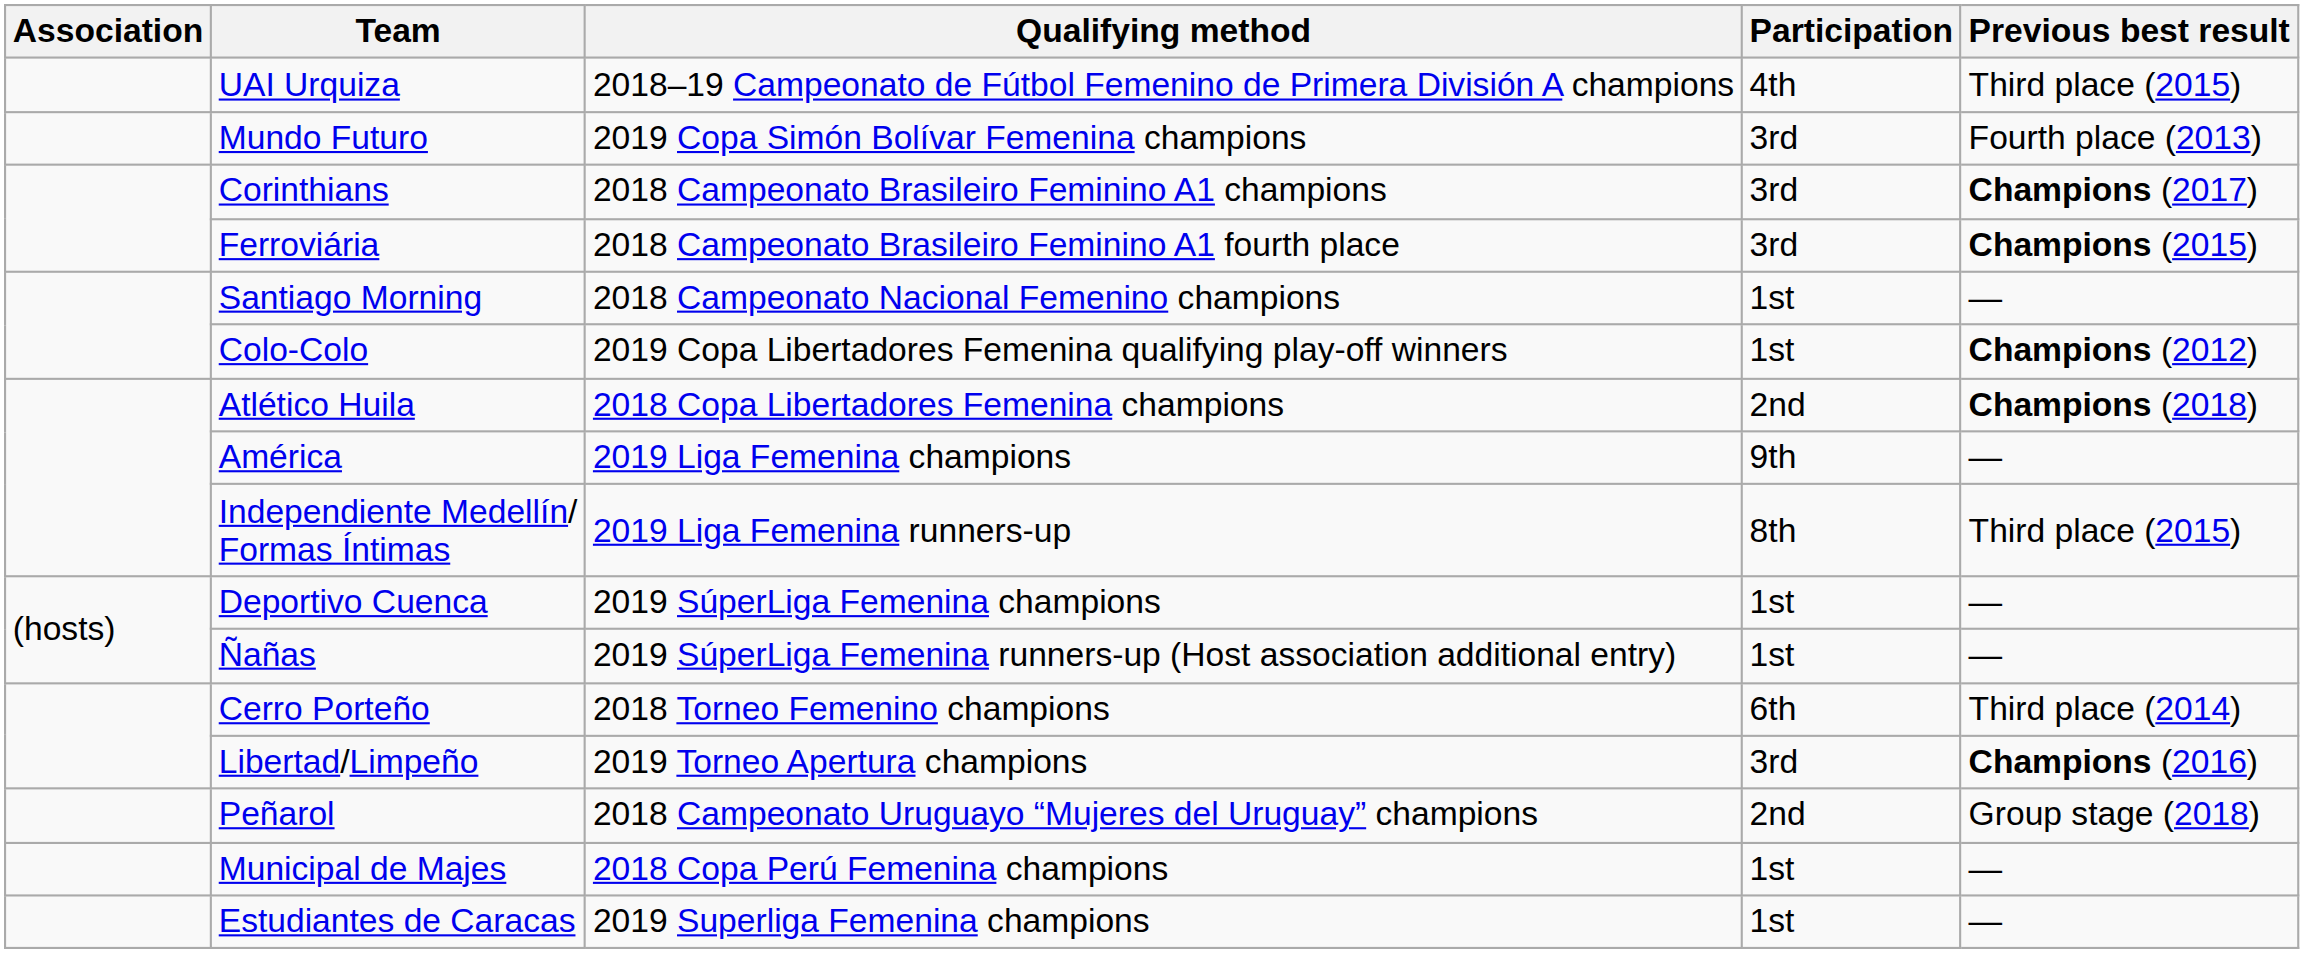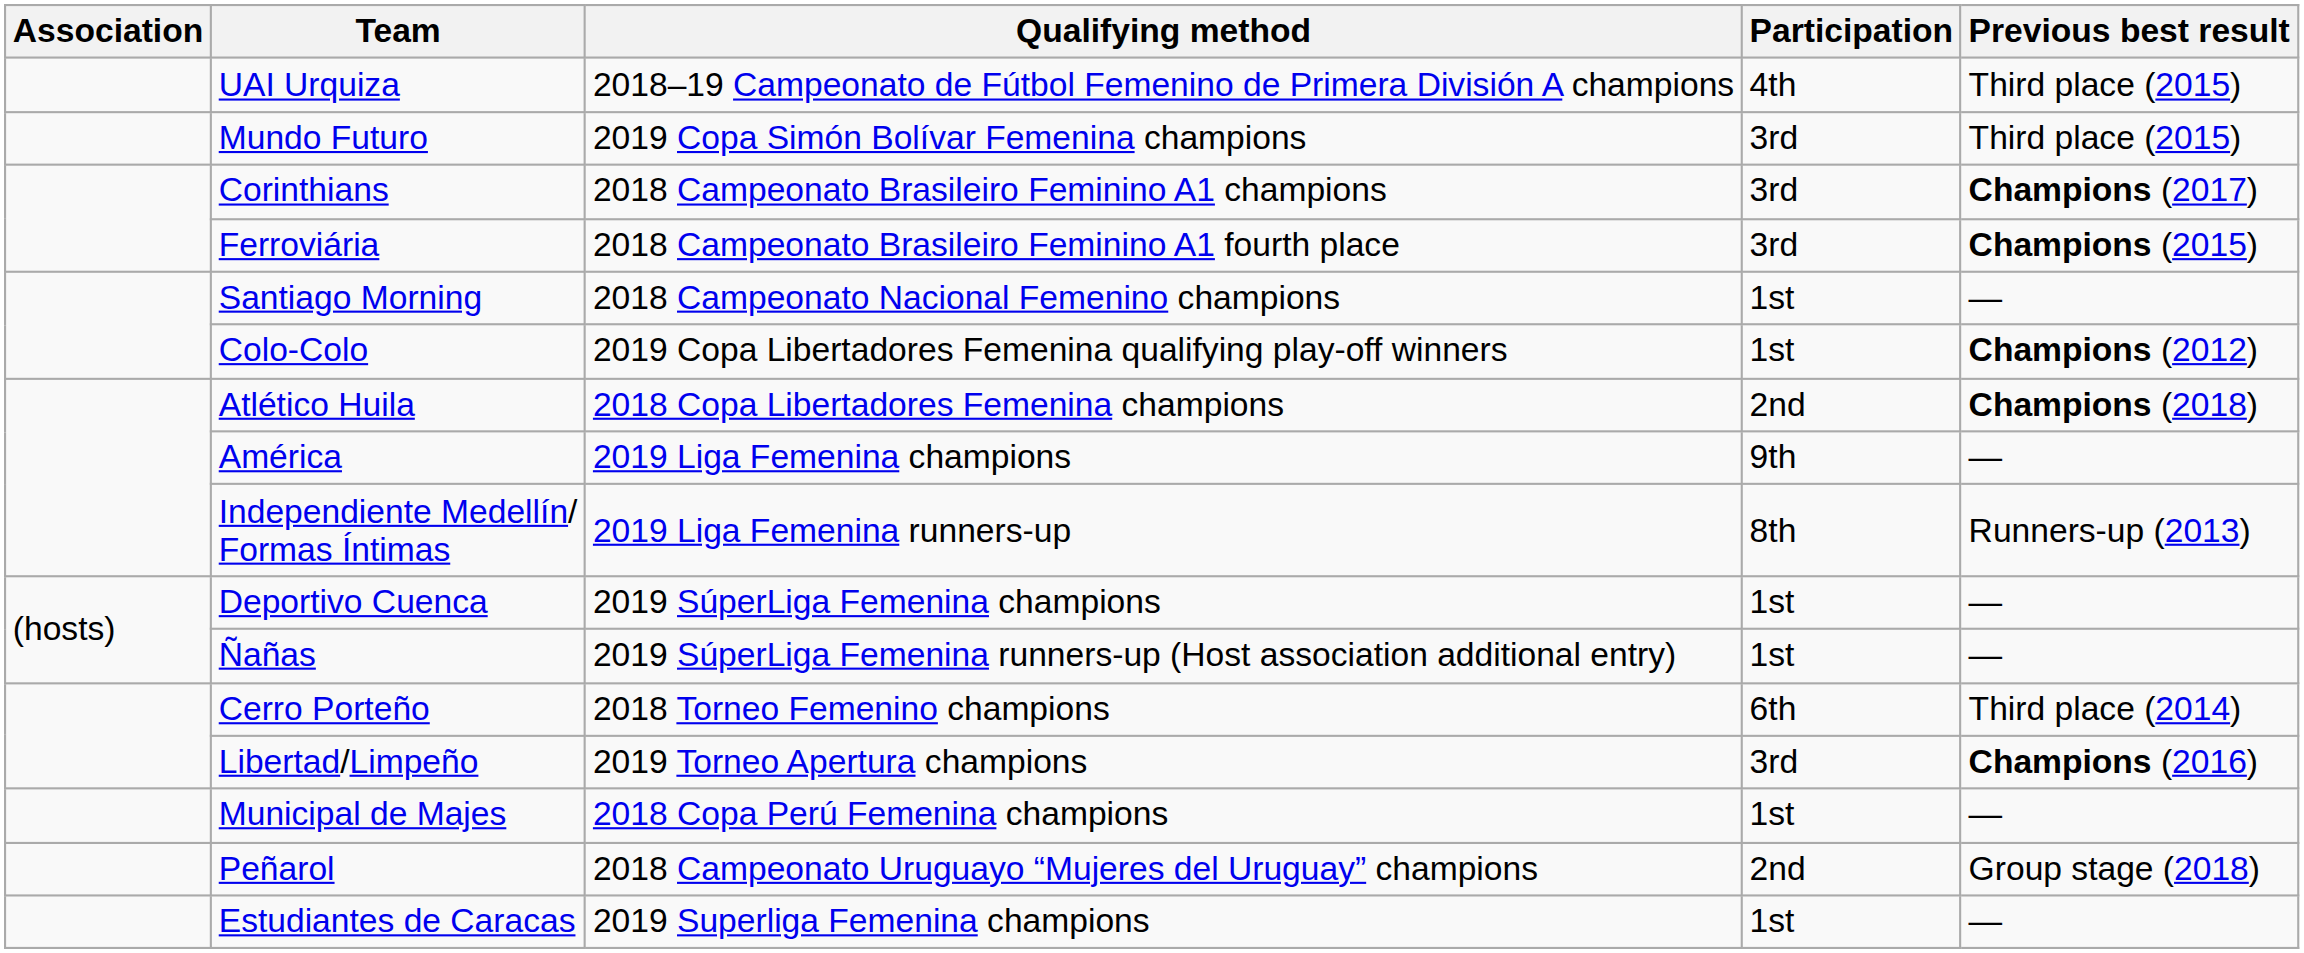(2115, 137) Fourth place (2013) -> (2105, 137) Third place (2015)
(2105, 529) Third place (2015) -> (2110, 529) Runners-up (2013)
rows swapped: (363, 868) <-> (277, 814)
